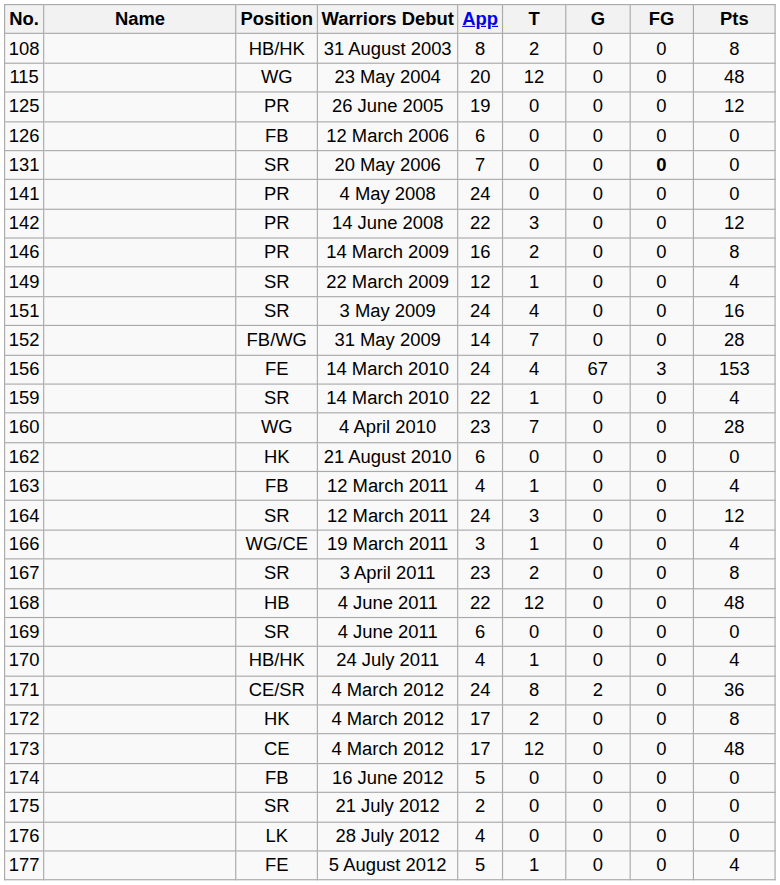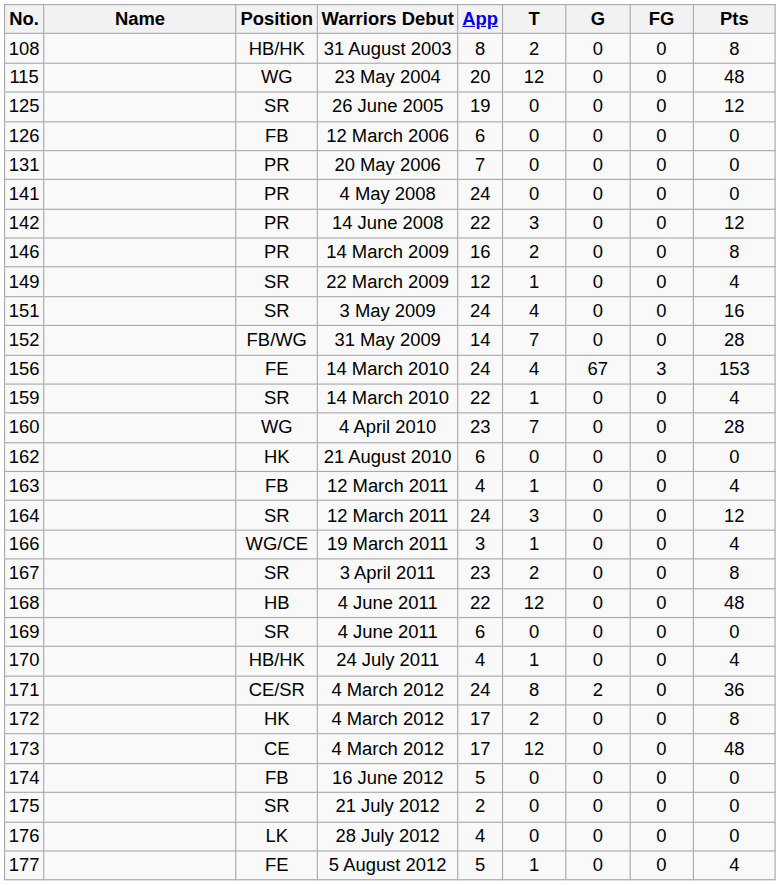(277, 106) PR -> (277, 106) SR
(277, 164) SR -> (277, 164) PR
(661, 164) bold -> (661, 164) normal
